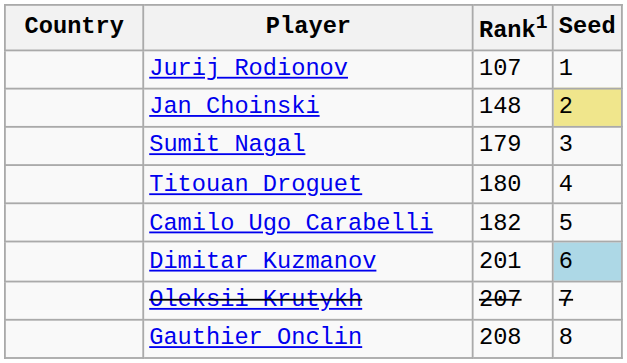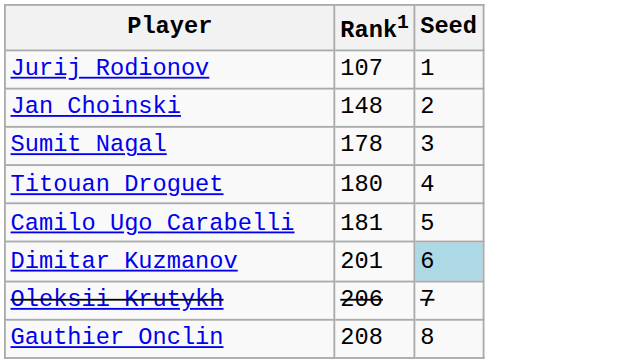- column: (74, 27)
(566, 107) khaki background -> (427, 107) no background
(500, 146) 179 -> (362, 146) 178
(500, 223) 182 -> (362, 223) 181
(500, 300) 207 -> (362, 300) 206
